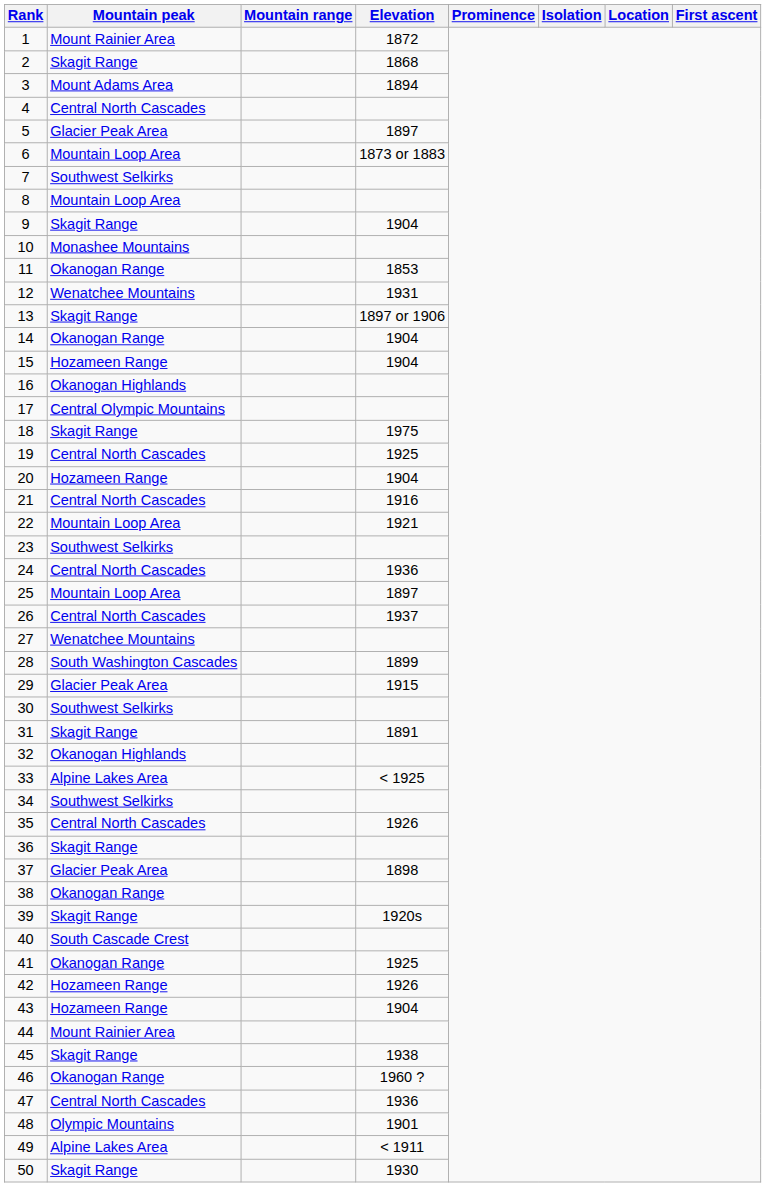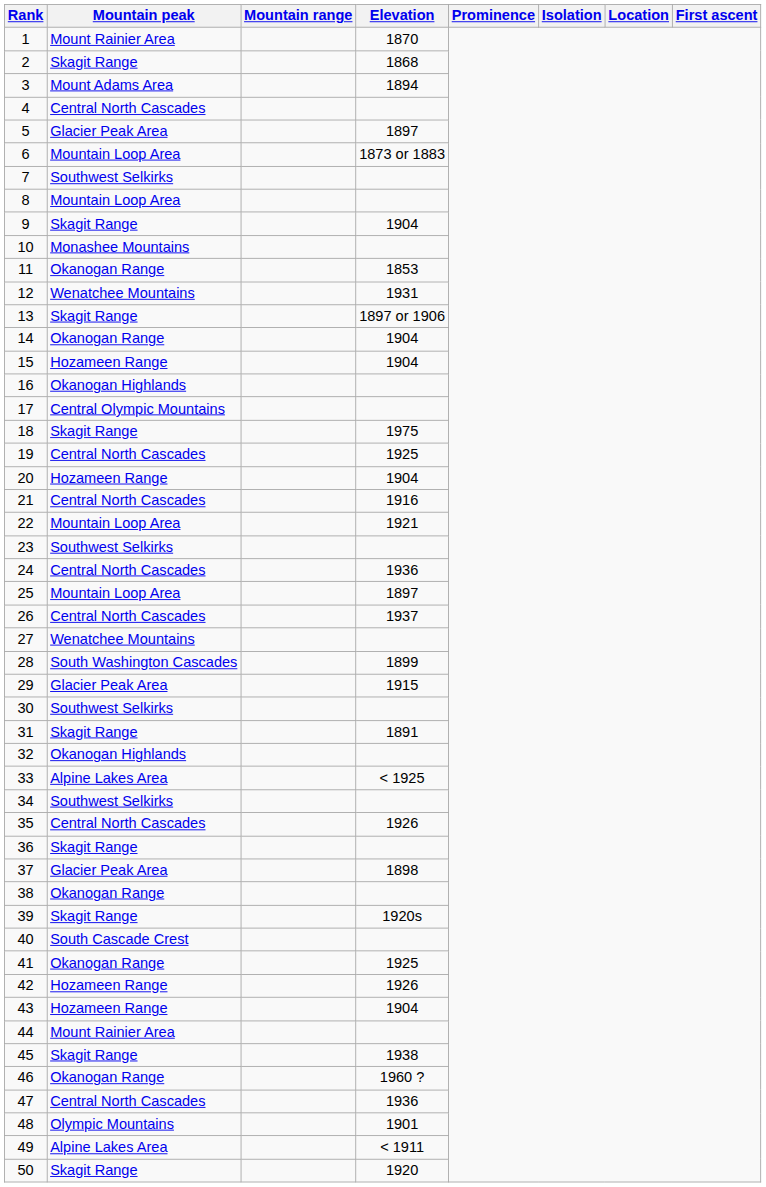(402, 39) 1872 -> (402, 39) 1870
(402, 1170) 1930 -> (402, 1170) 1920
